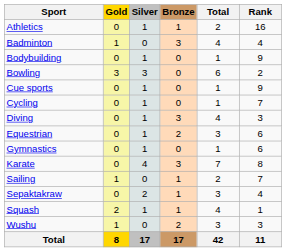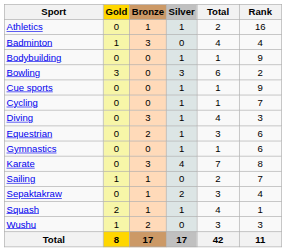columns swapped: (145, 12) <-> (178, 12)
